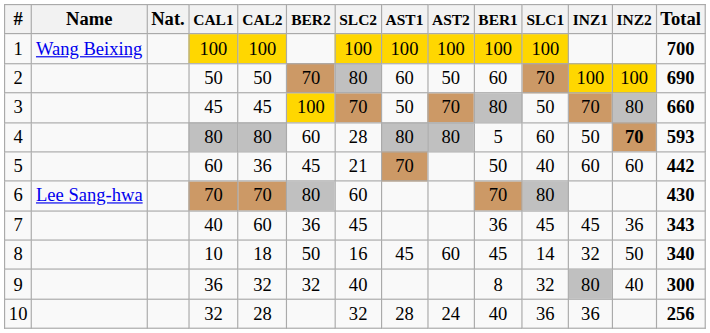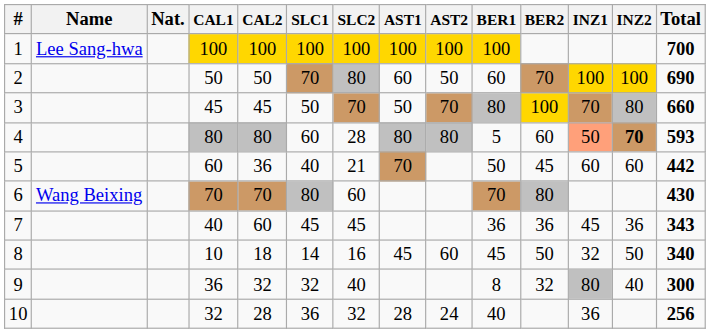columns swapped: (545, 20) <-> (311, 20)
(89, 48) Wang Beixing -> (89, 48) Lee Sang-hwa
(590, 136) no background -> (590, 136) lightsalmon background
(89, 195) Lee Sang-hwa -> (89, 195) Wang Beixing
